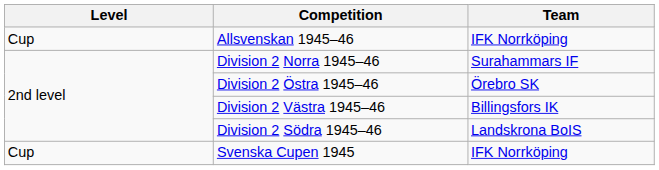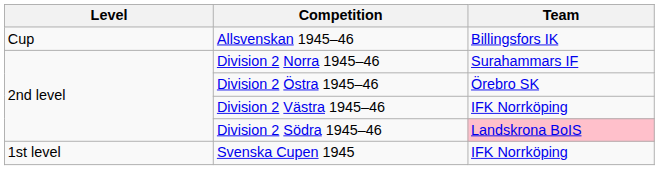(519, 38) IFK Norrköping -> (515, 38) Billingsfors IK
(515, 107) Billingsfors IK -> (519, 107) IFK Norrköping
(526, 130) no background -> (526, 130) pink background
(21, 152) Cup -> (34, 152) 1st level
